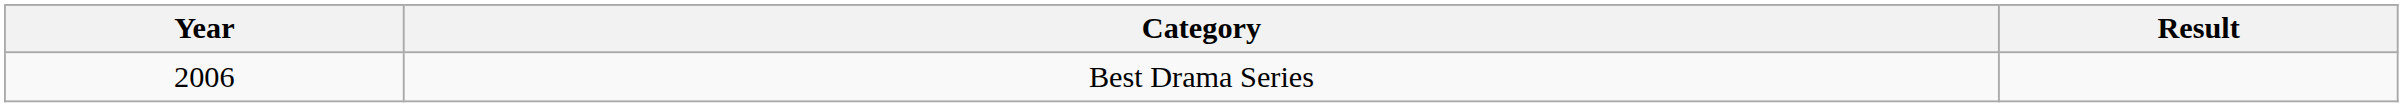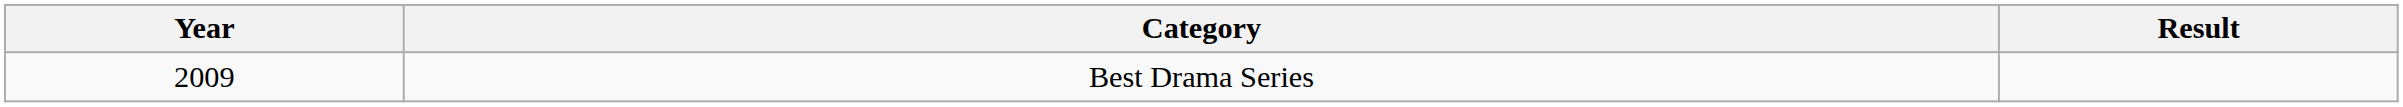(204, 76) 2006 -> (204, 76) 2009
